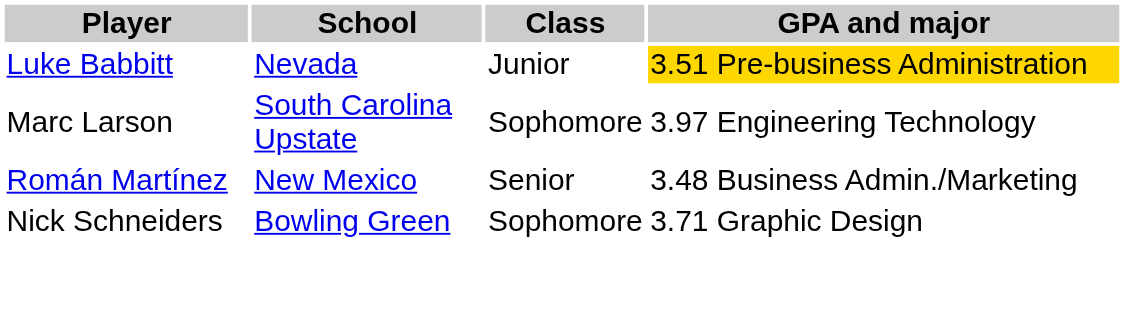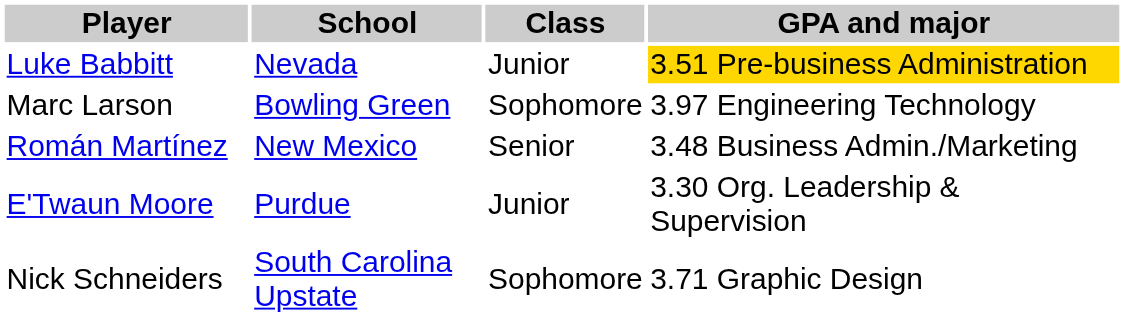(353, 122) South Carolina Upstate -> (352, 105) Bowling Green
+ row: (110, 204)
(352, 221) Bowling Green -> (353, 279) South Carolina Upstate
